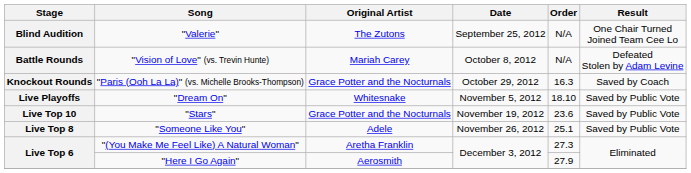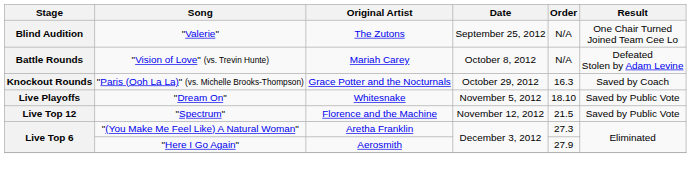+ row: (200, 114)
- row: (200, 114)
- row: (200, 130)
